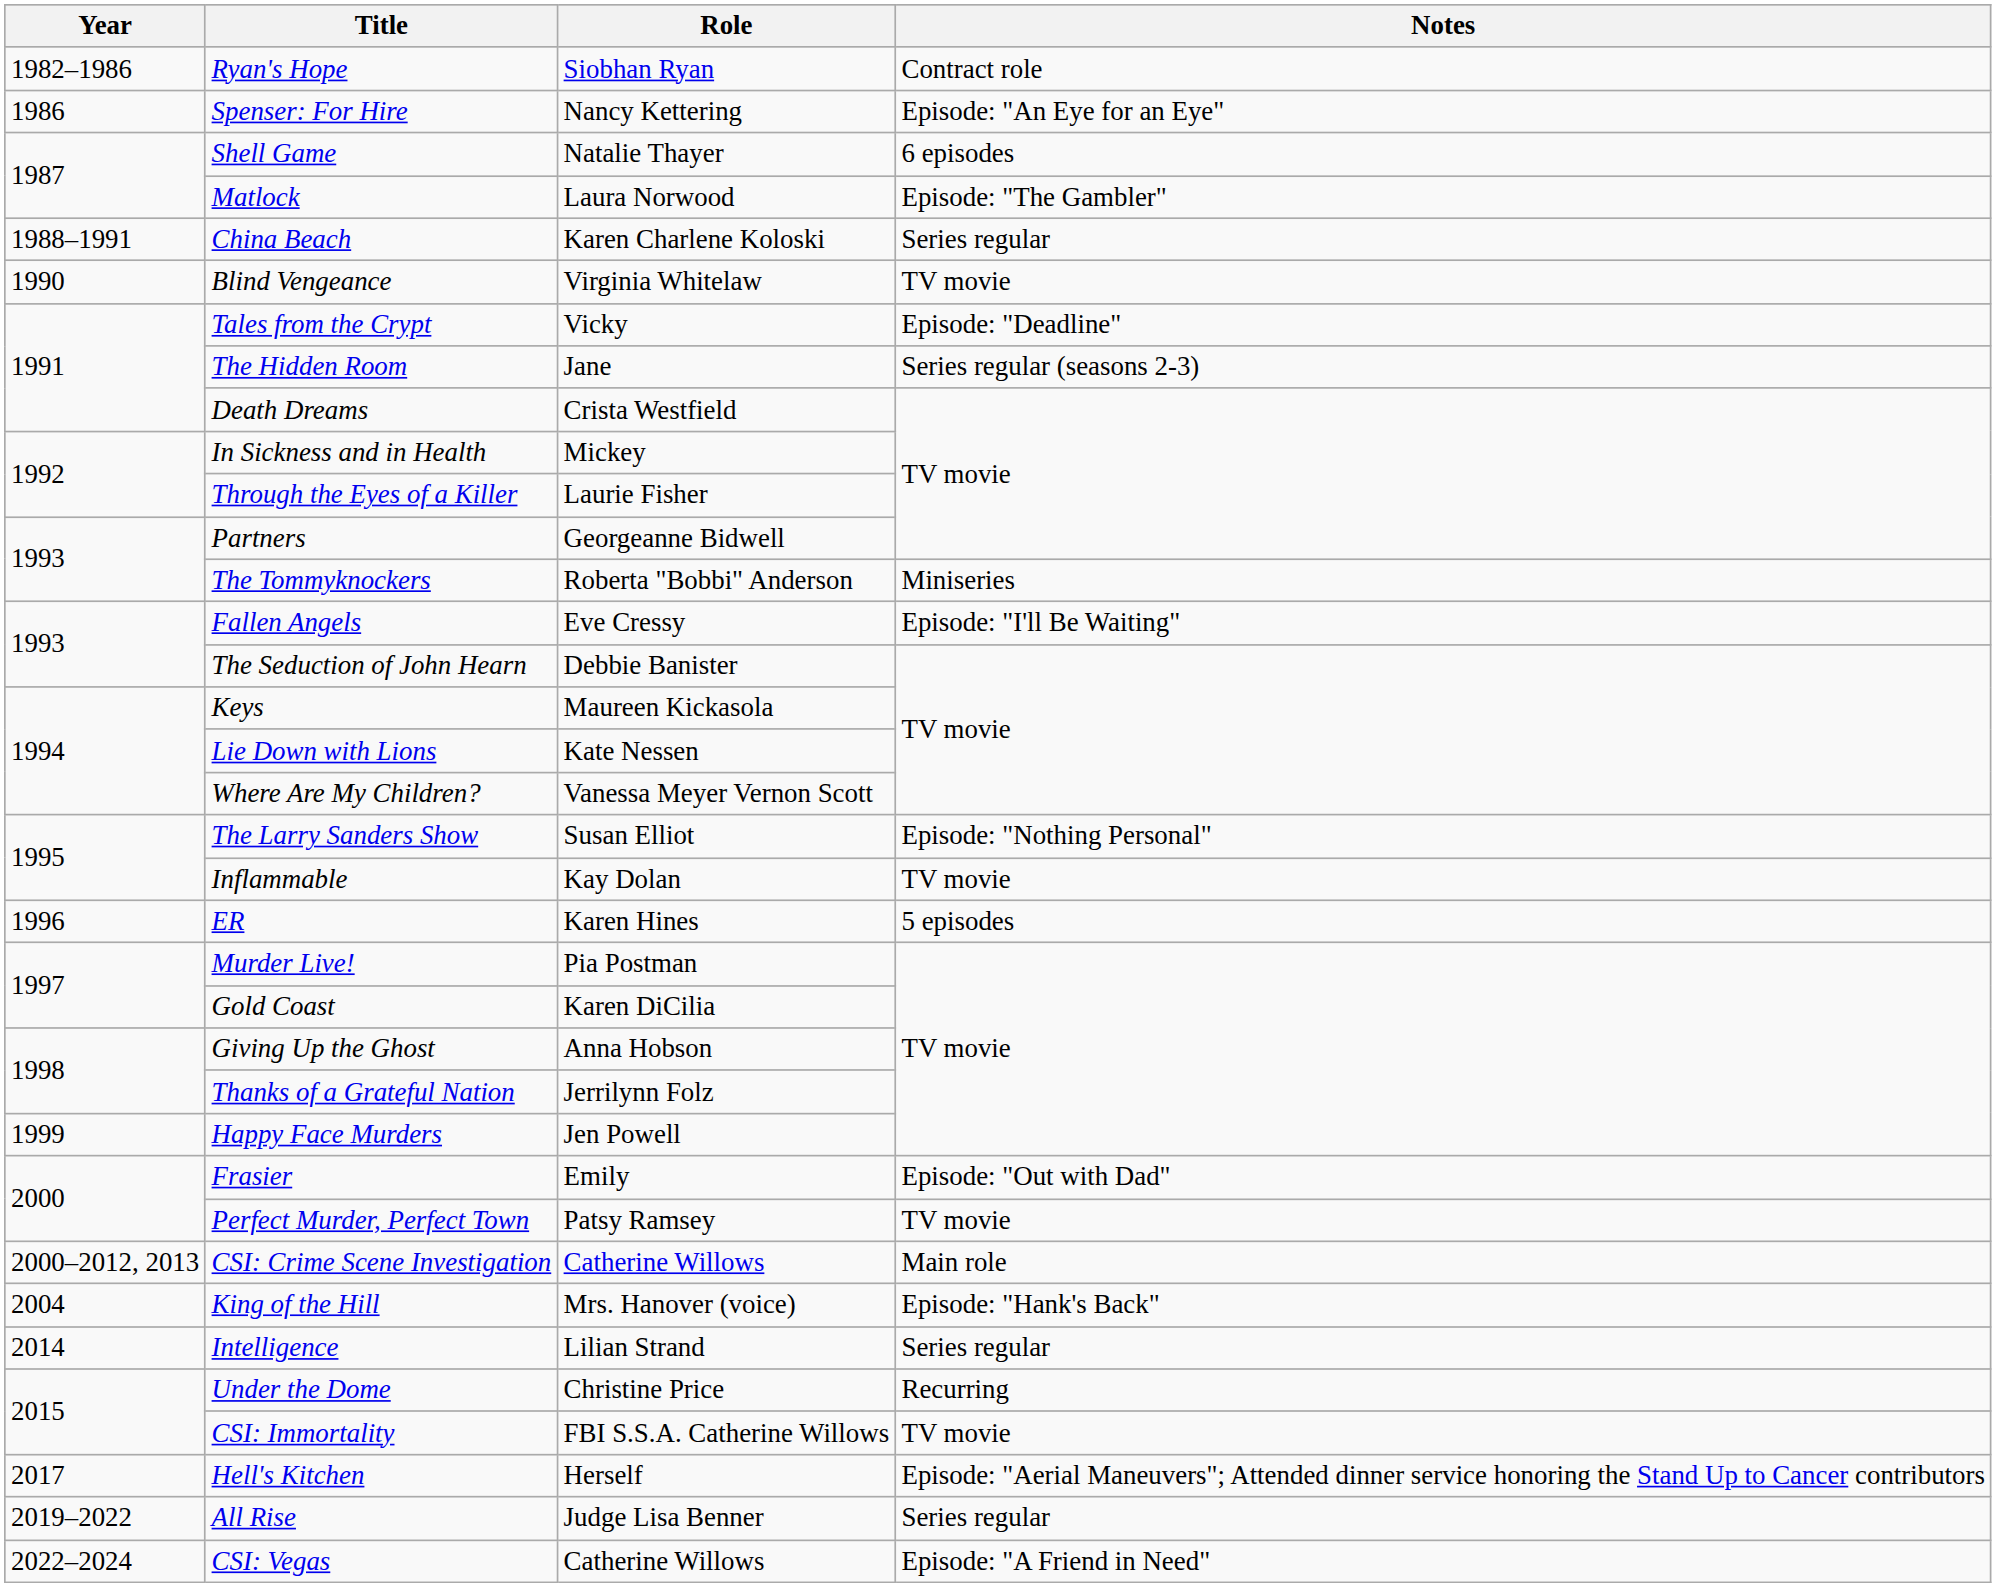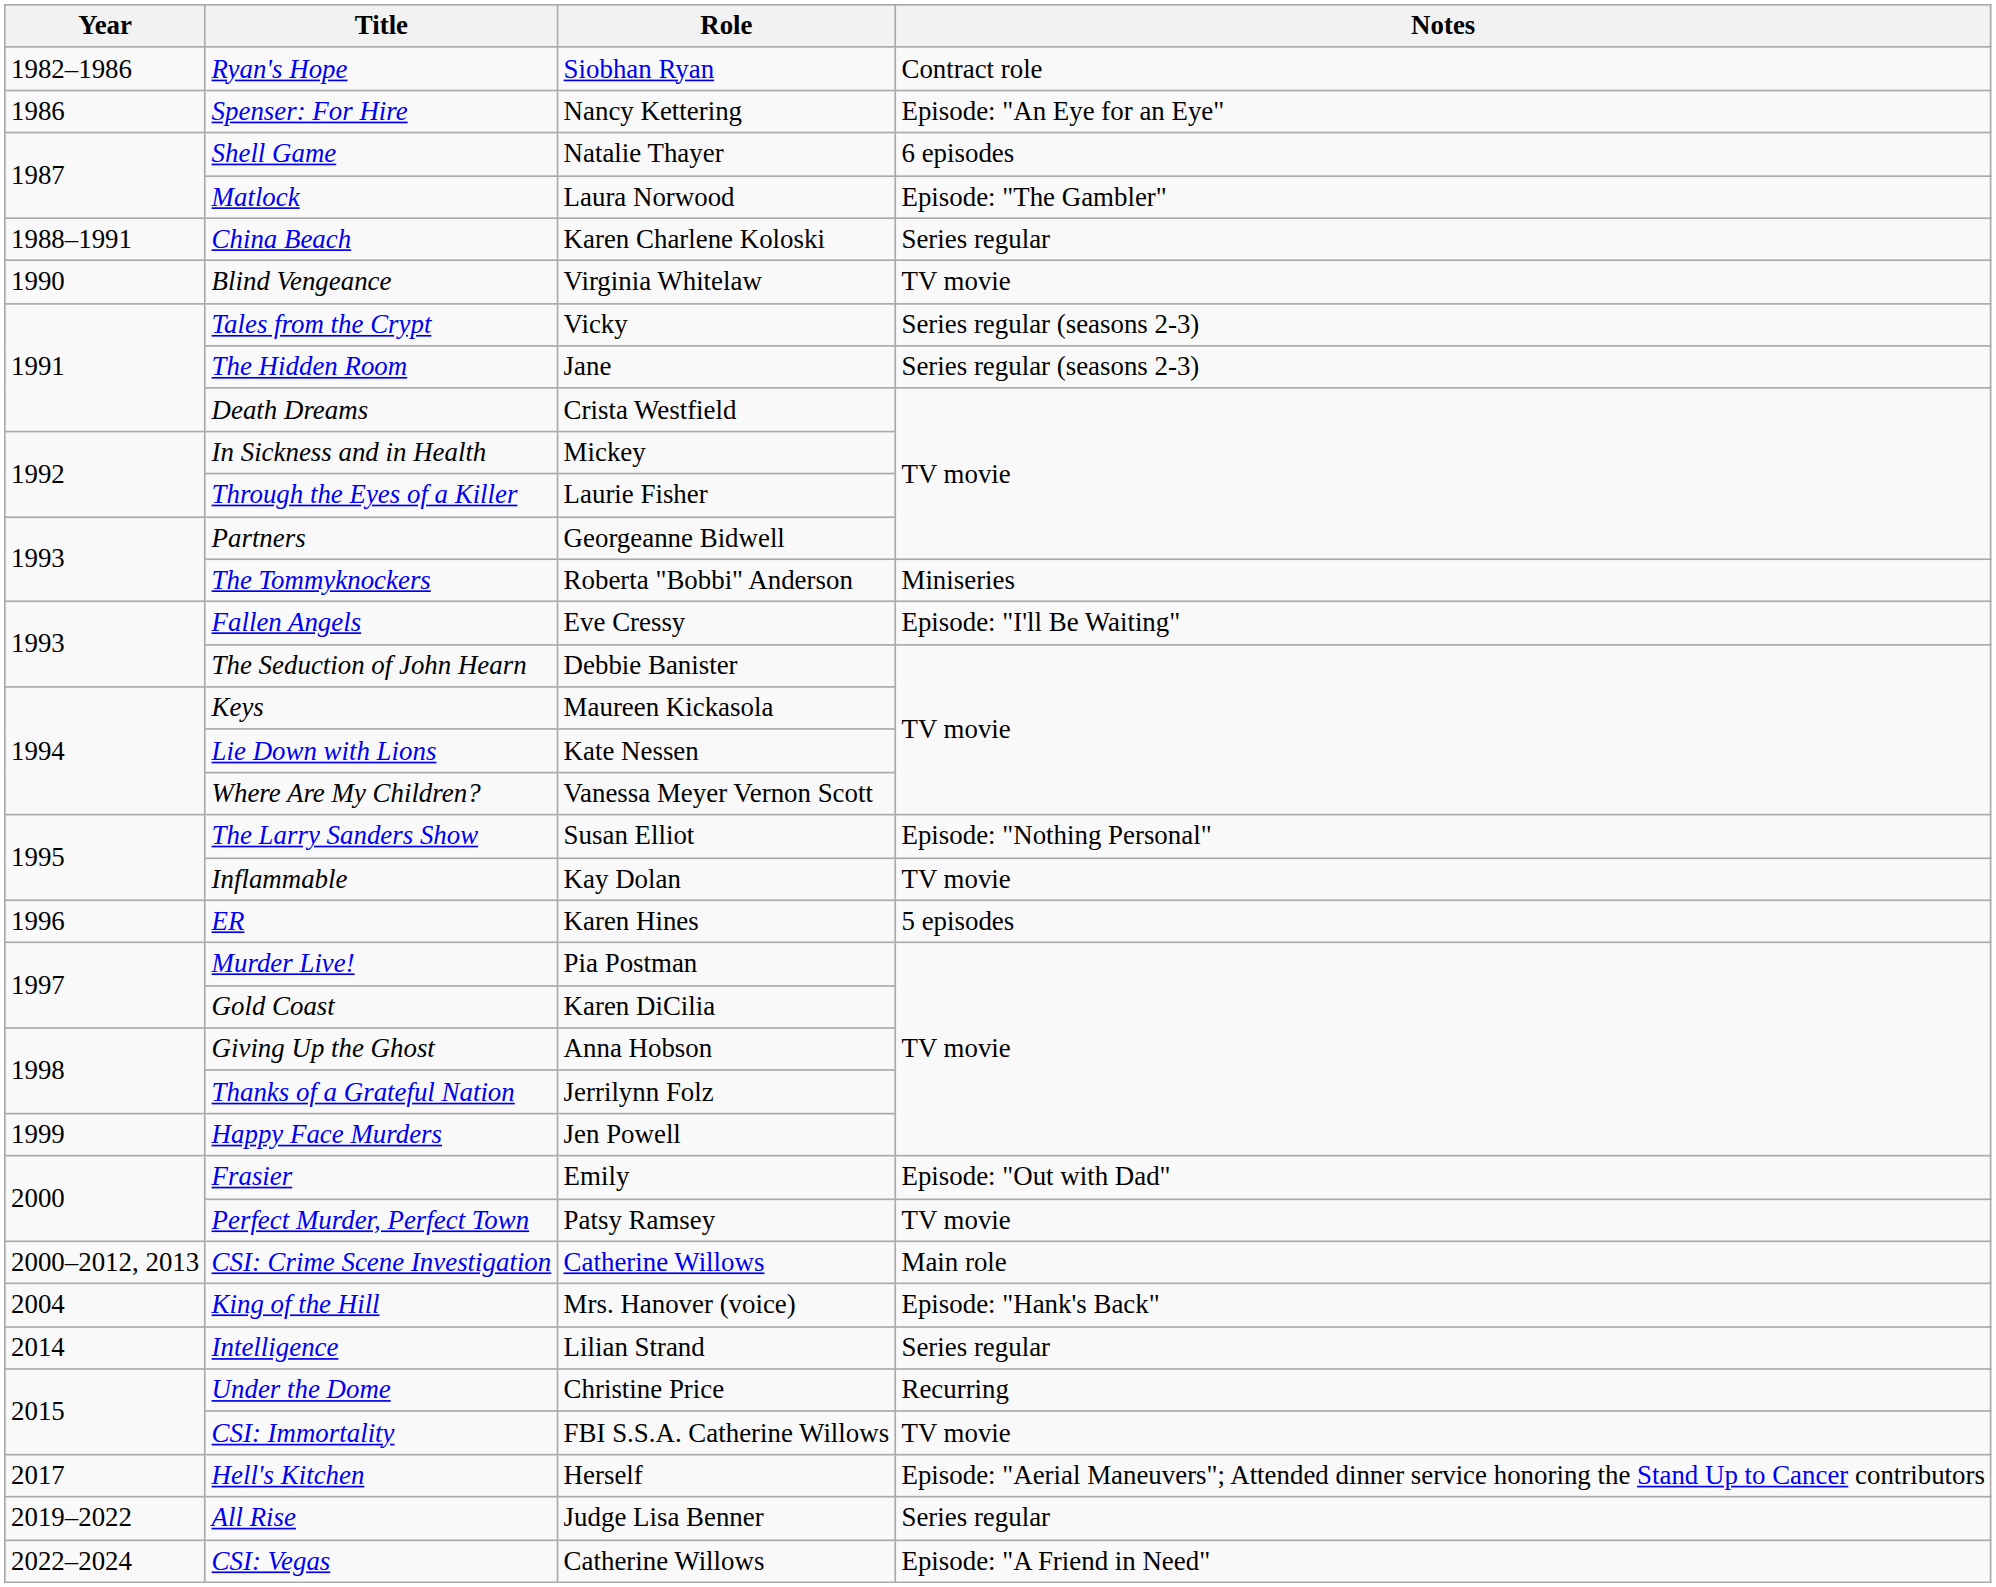(1011, 324) Episode: "Deadline" -> (1050, 324) Series regular (seasons 2-3)
